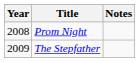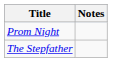- column: (18, 13)
